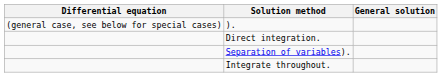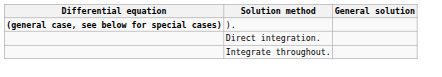(114, 25) normal -> (114, 25) bold
- row: (288, 52)
